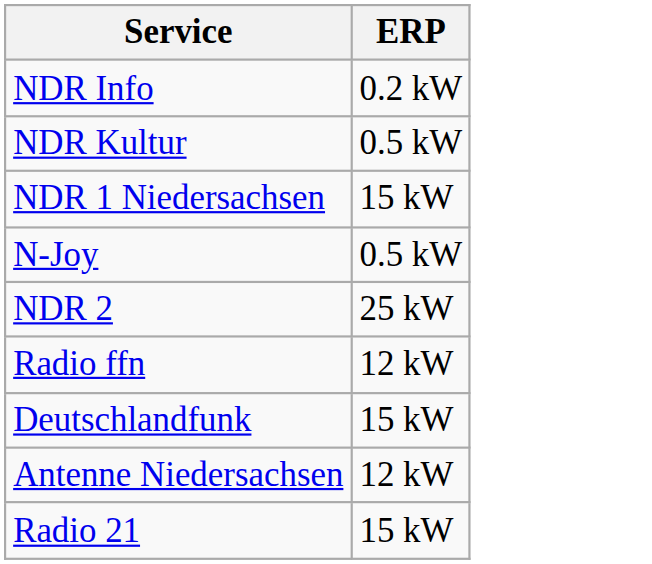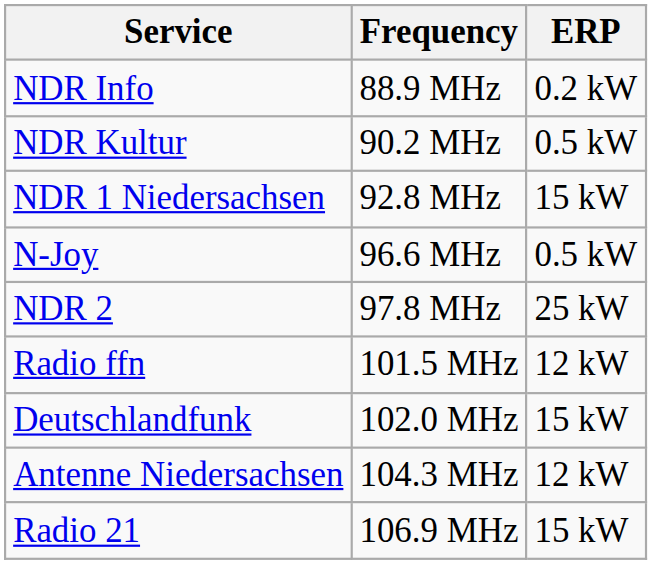+ column: (439, 32)
